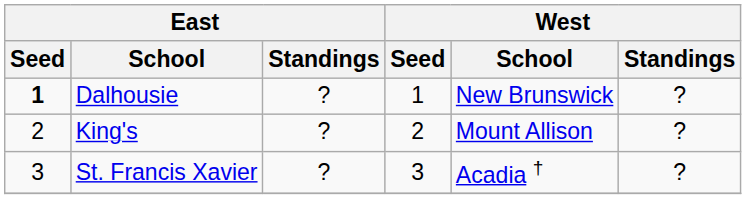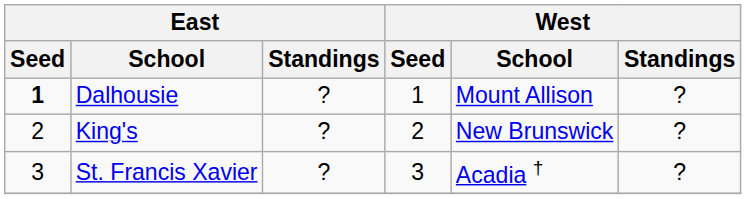(535, 95) New Brunswick -> (524, 95) Mount Allison
(524, 132) Mount Allison -> (535, 132) New Brunswick
